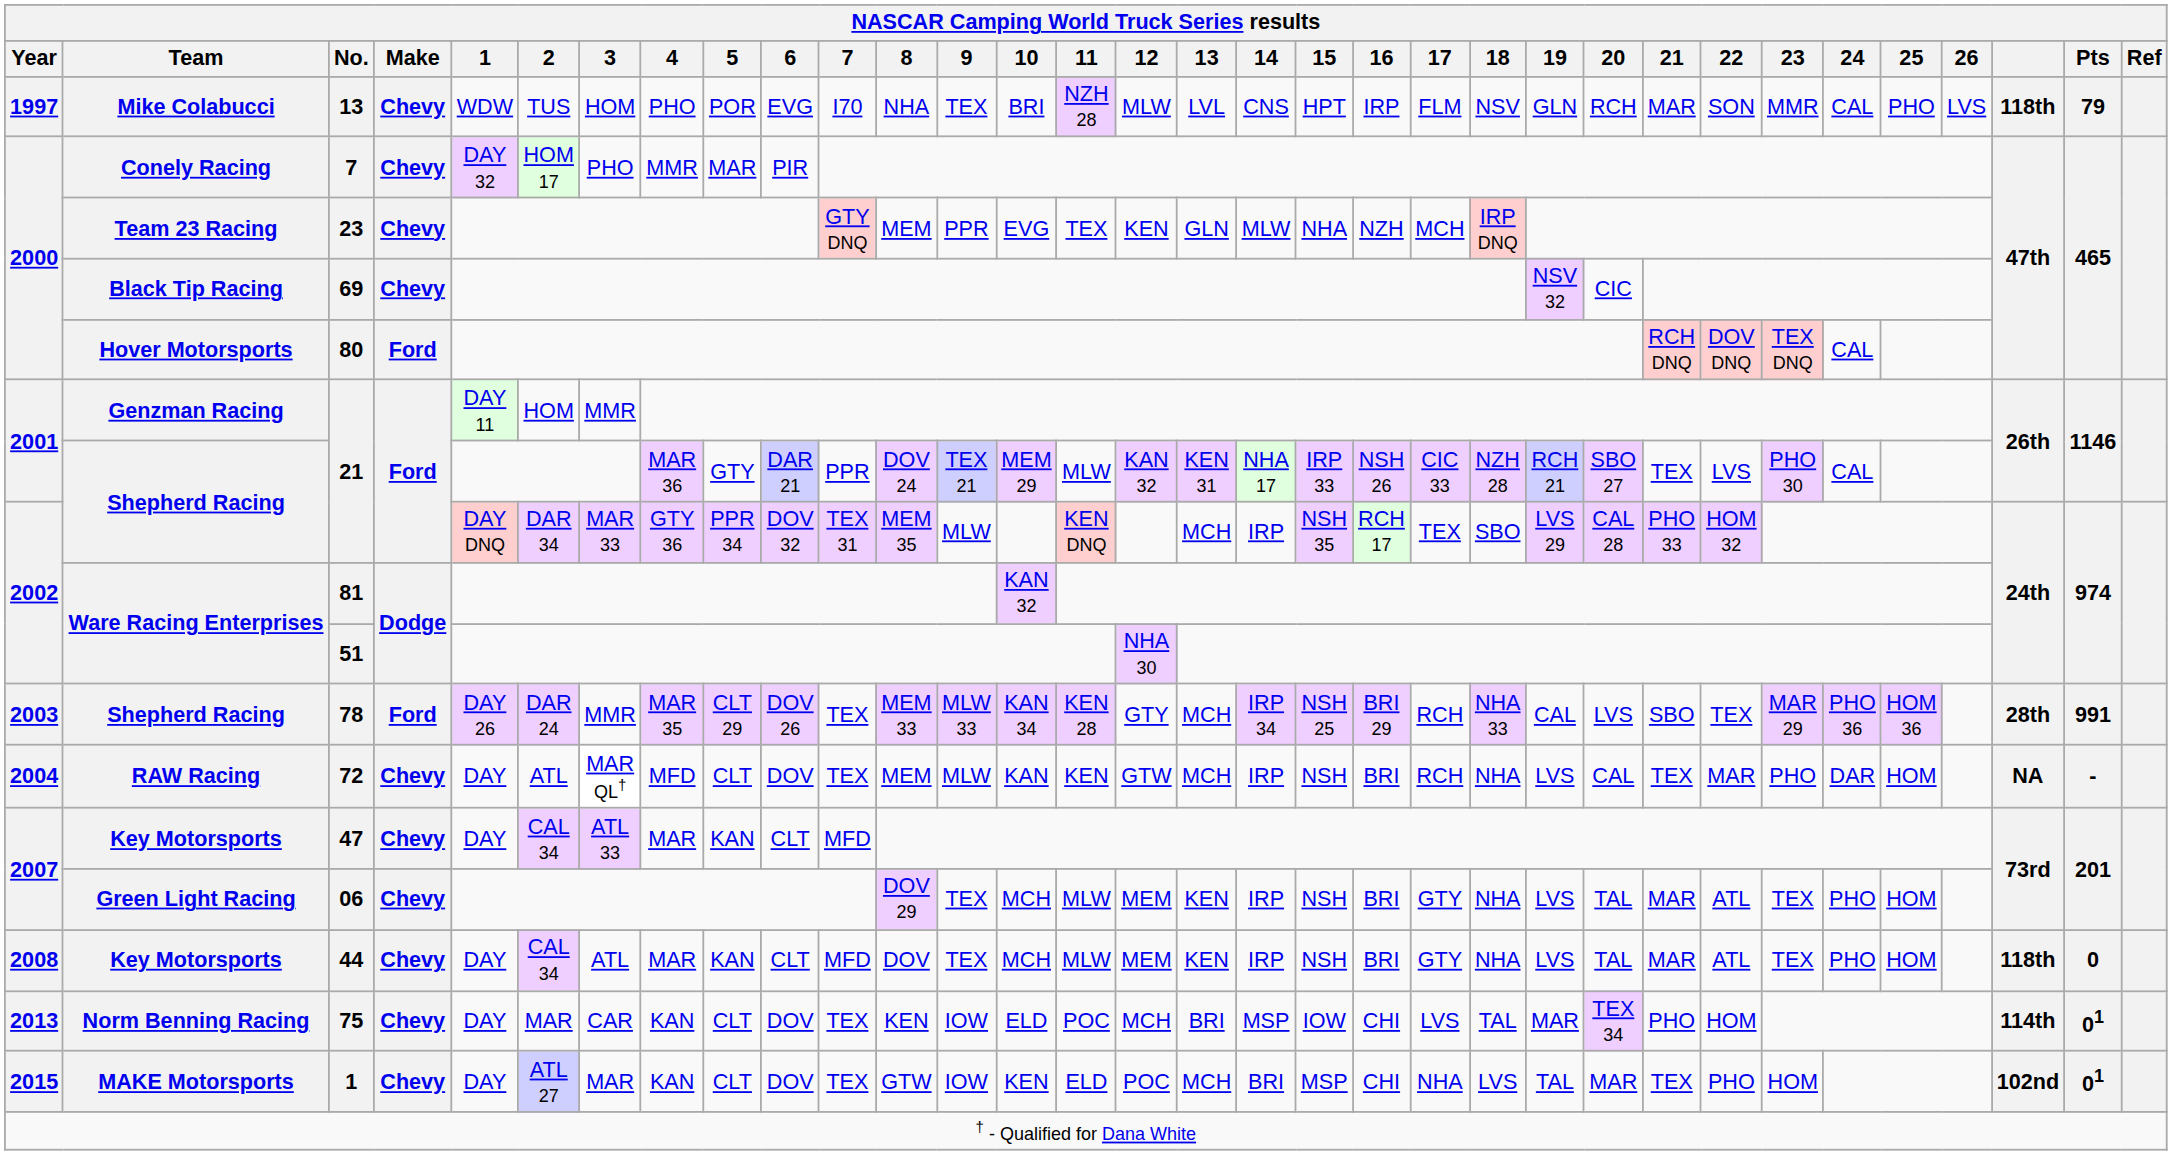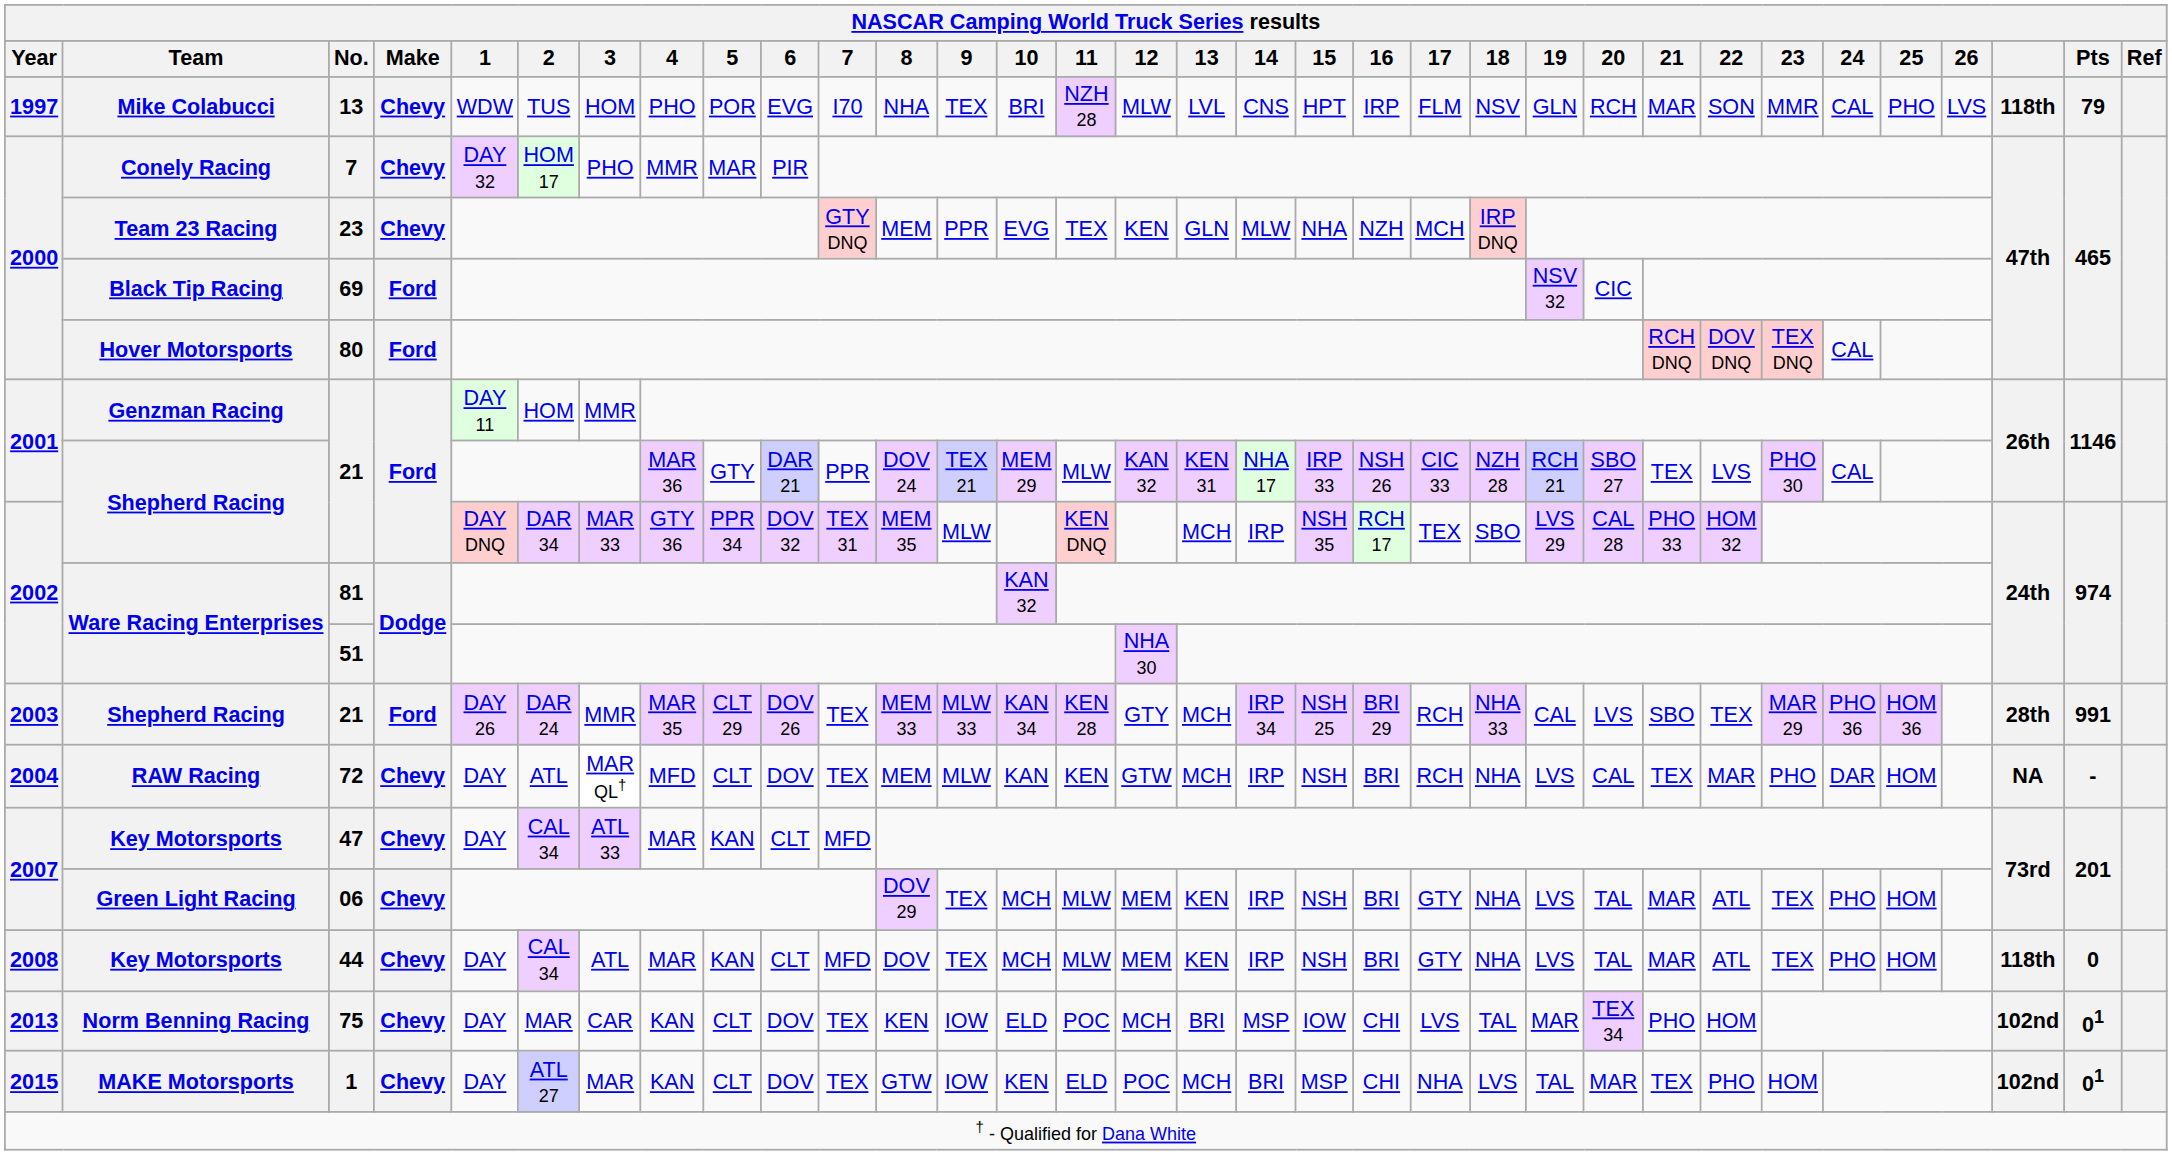(413, 289) Chevy -> (413, 289) Ford
(351, 715) 78 -> (351, 715) 21
(2028, 1021) 114th -> (2028, 1021) 102nd
